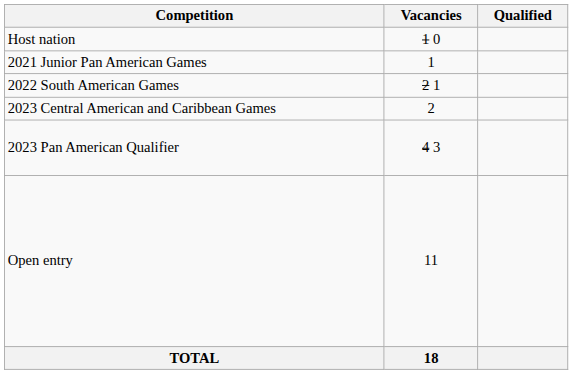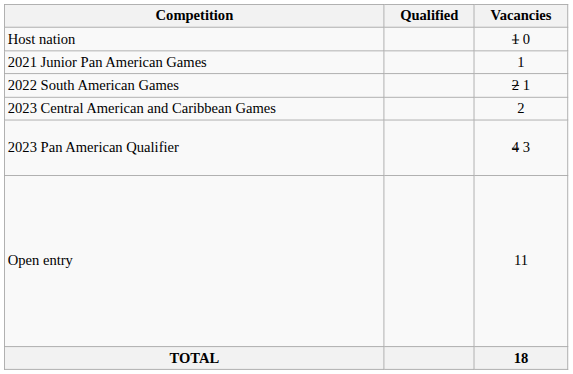columns swapped: (431, 16) <-> (523, 16)
